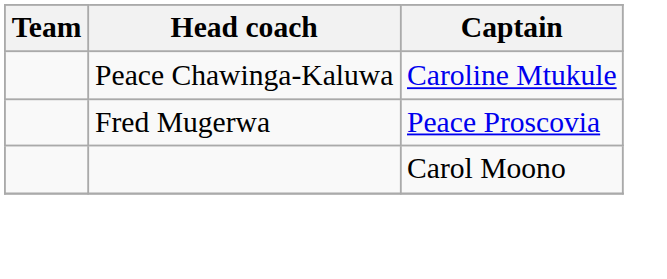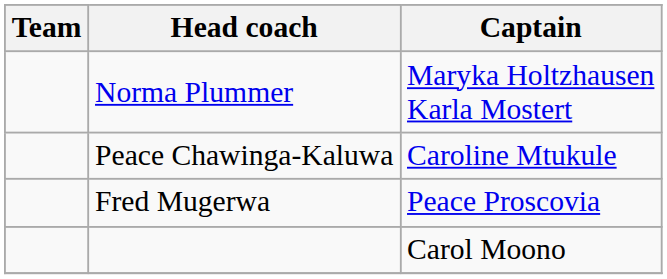+ row: (194, 91)
